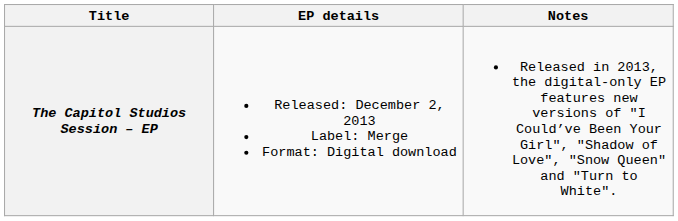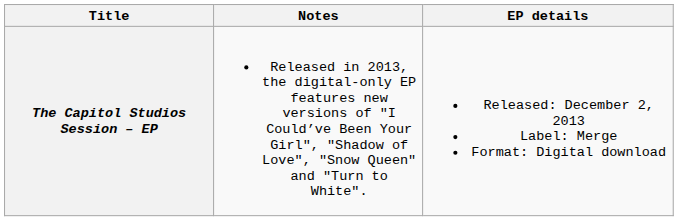columns swapped: (339, 16) <-> (568, 16)
